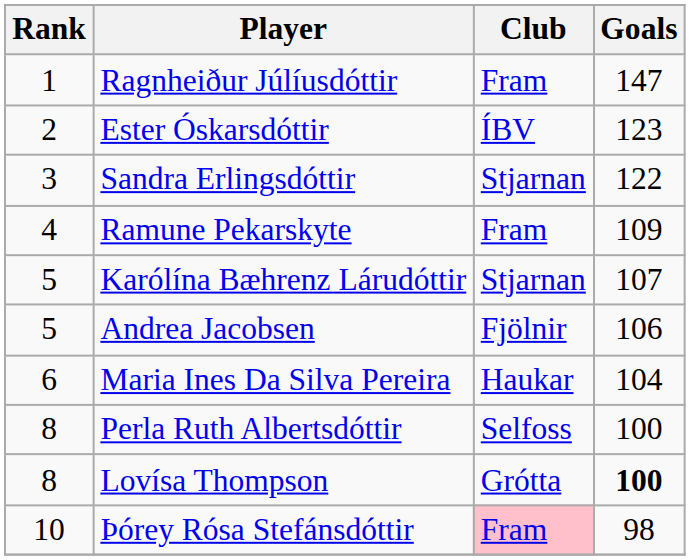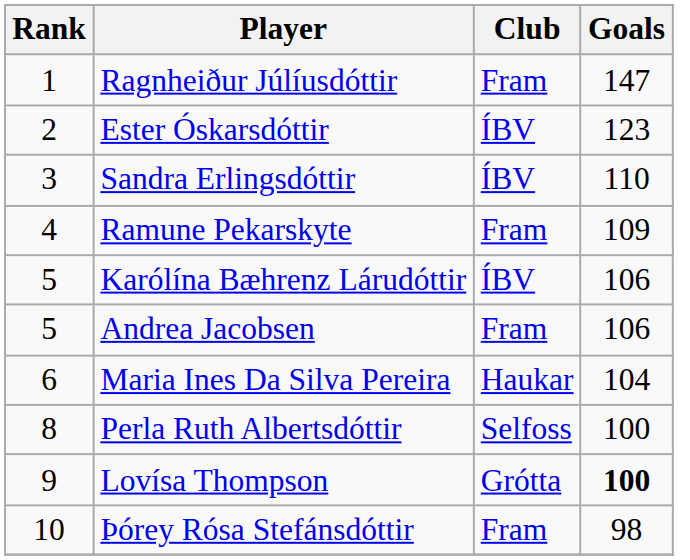(533, 179) Stjarnan -> (508, 179) ÍBV
(639, 179) 122 -> (627, 179) 110
(533, 279) Stjarnan -> (508, 279) ÍBV
(639, 279) 107 -> (627, 279) 106
(524, 329) Fjölnir -> (514, 329) Fram
(49, 479) 8 -> (49, 479) 9
(514, 529) pink background -> (514, 529) no background
